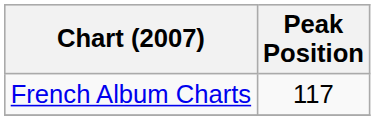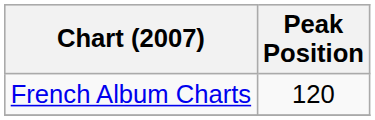(313, 94) 117 -> (313, 94) 120
